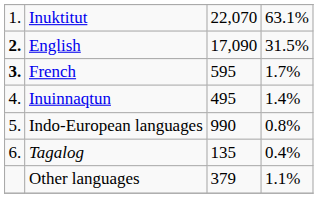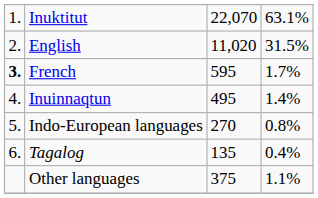(15, 44) bold -> (15, 44) normal
(234, 44) 17,090 -> (234, 44) 11,020
(223, 125) 990 -> (223, 125) 270
(223, 179) 379 -> (223, 179) 375
